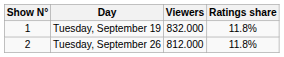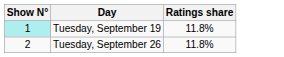- column: (185, 13)
(28, 29) no background -> (28, 29) paleturquoise background
